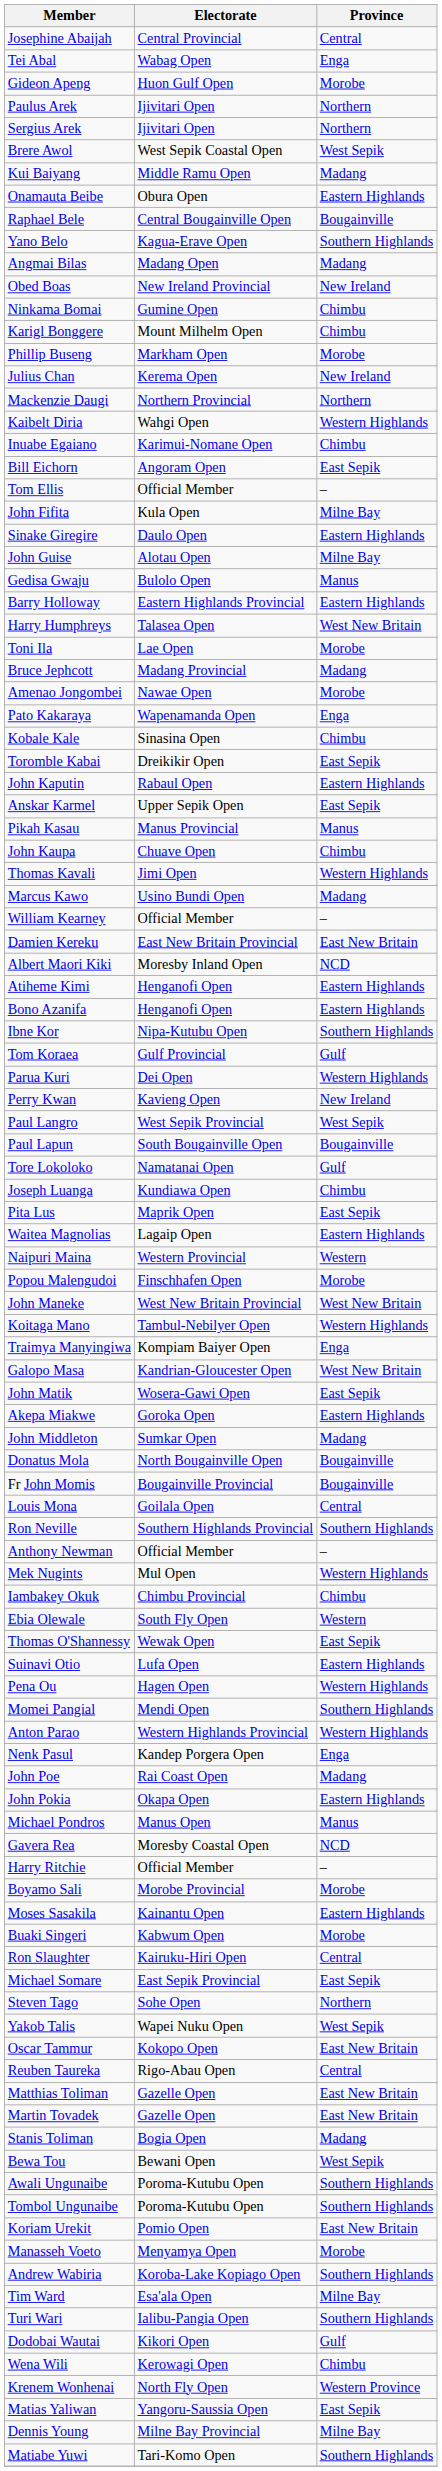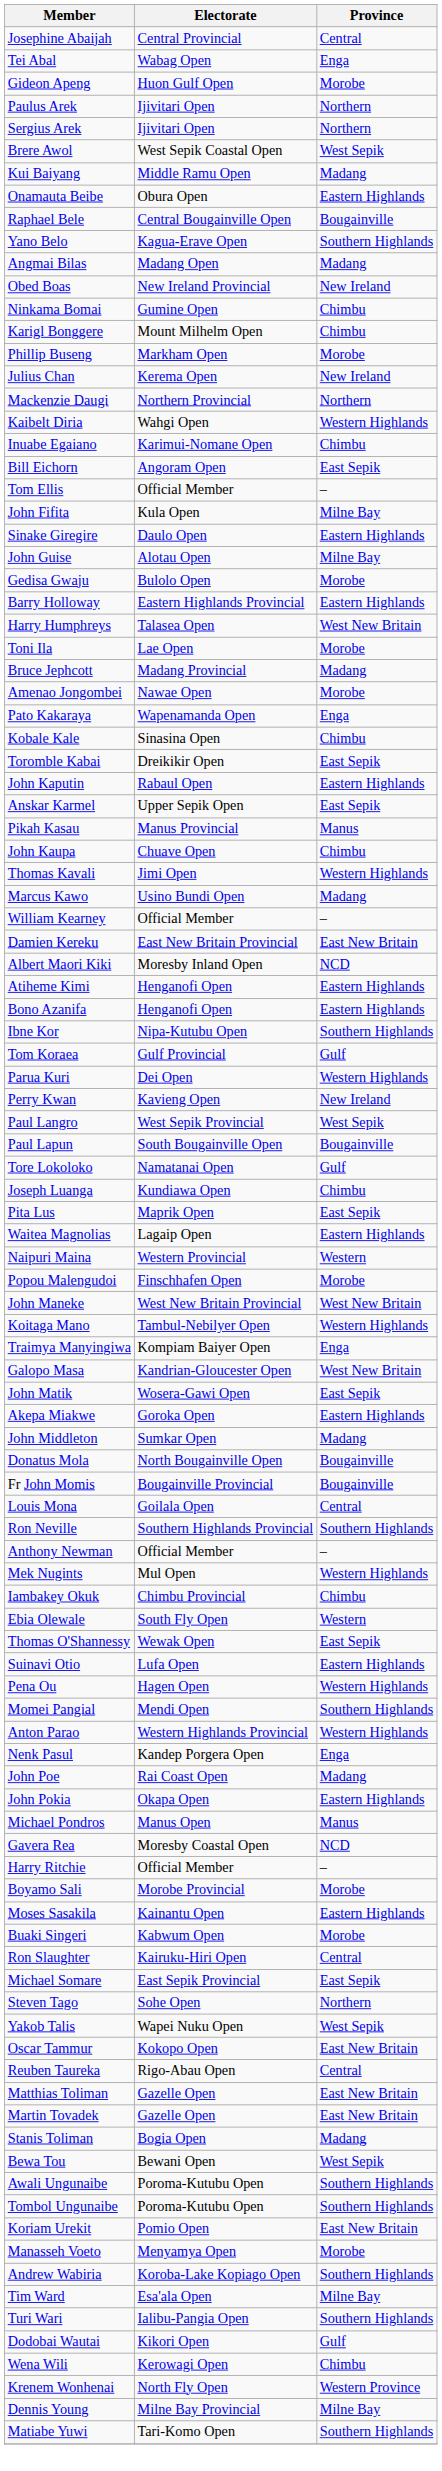(339, 580) Manus -> (342, 580) Morobe
- row: (52, 2409)
